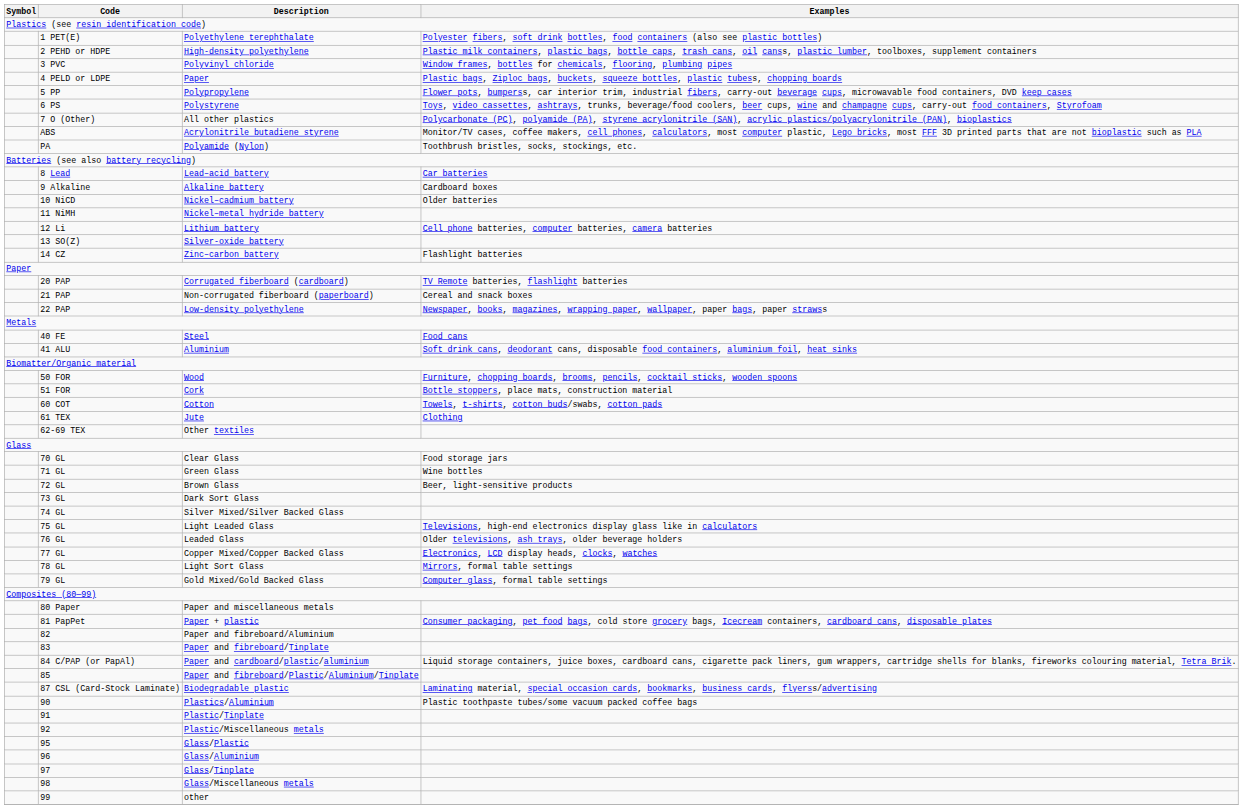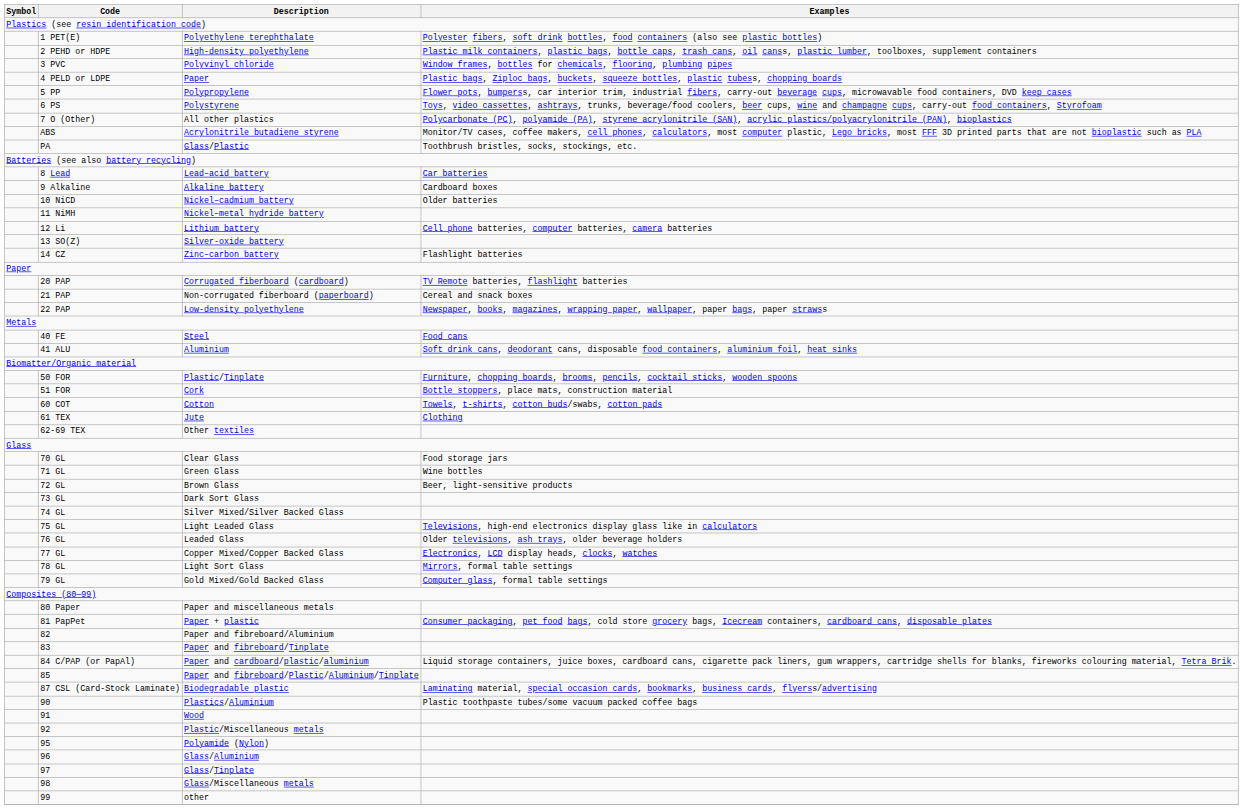(226, 147) Polyamide (Nylon) -> (216, 147) Glass/Plastic
(194, 377) Wood -> (224, 377) Plastic/Tinplate
(224, 716) Plastic/Tinplate -> (194, 716) Wood
(216, 743) Glass/Plastic -> (226, 743) Polyamide (Nylon)
